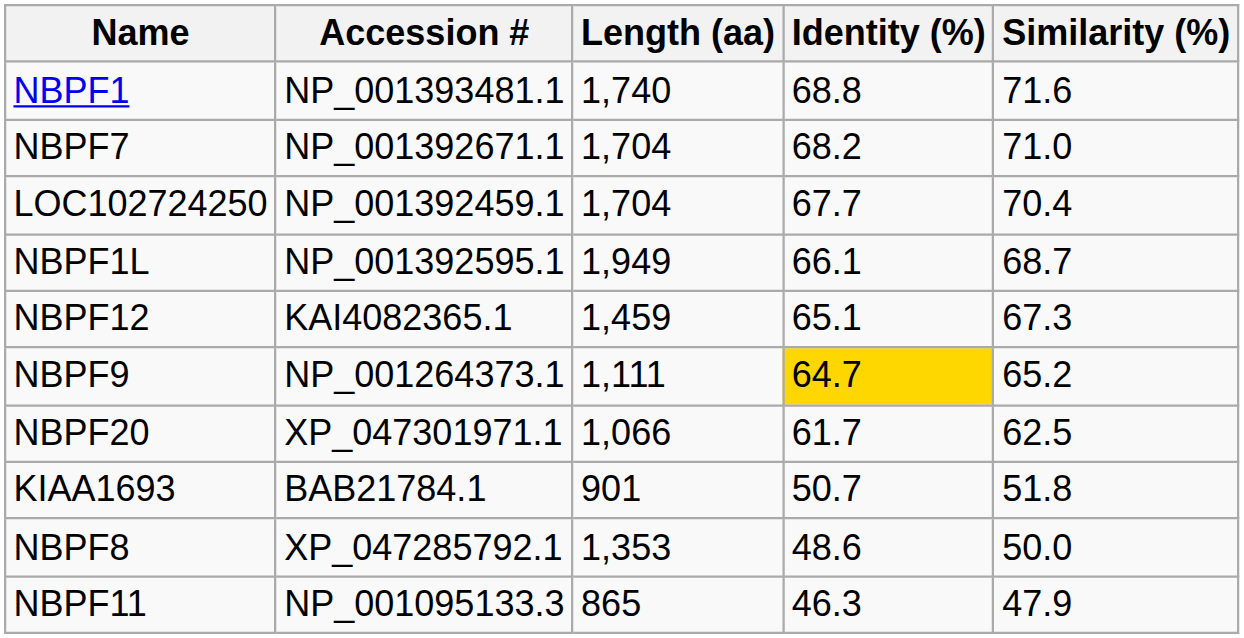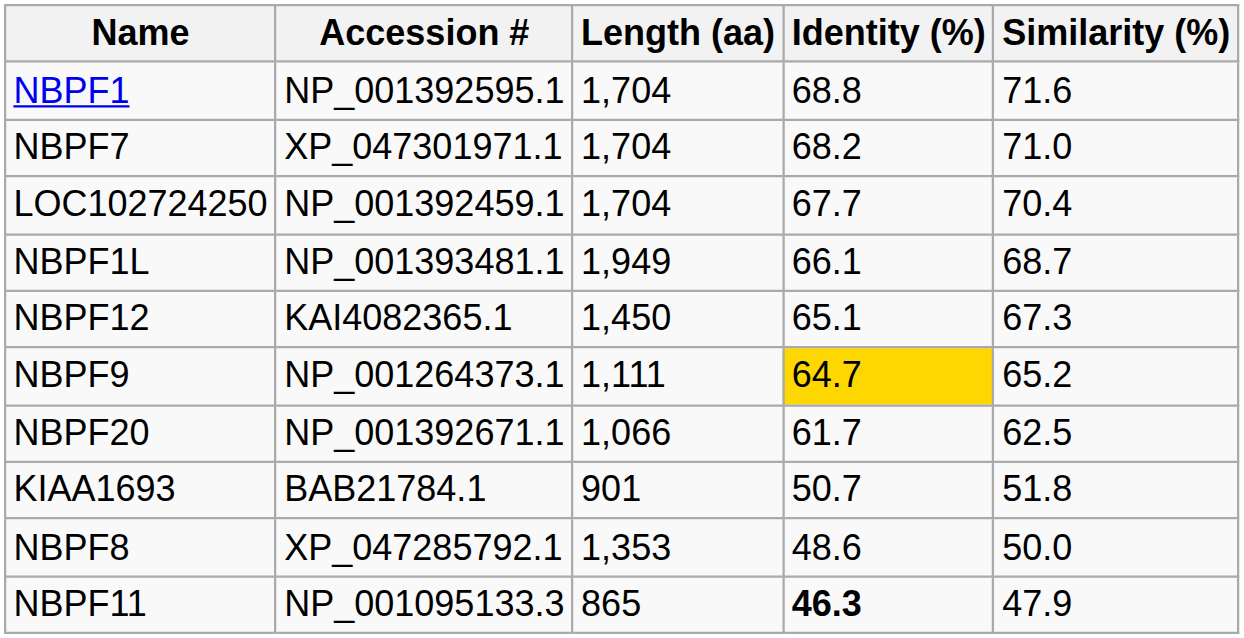(424, 90) NP_001393481.1 -> (424, 90) NP_001392595.1
(626, 90) 1,740 -> (626, 90) 1,704
(424, 147) NP_001392671.1 -> (423, 147) XP_047301971.1
(424, 261) NP_001392595.1 -> (424, 261) NP_001393481.1
(626, 318) 1,459 -> (626, 318) 1,450
(423, 432) XP_047301971.1 -> (424, 432) NP_001392671.1
(827, 603) normal -> (827, 603) bold
